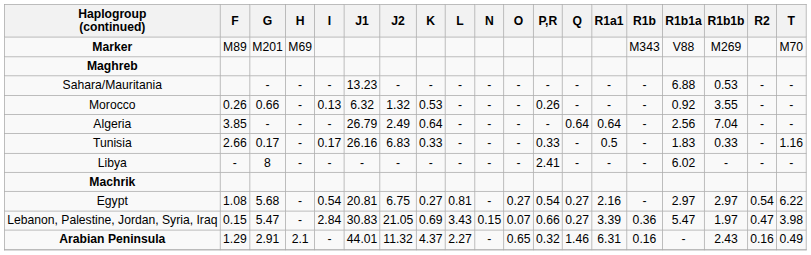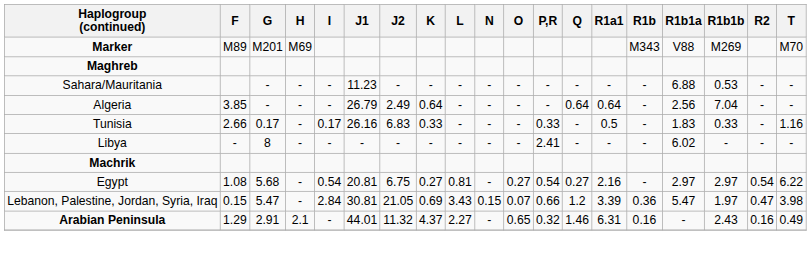(362, 85) 13.23 -> (362, 85) 11.23
- row: (112, 104)
(362, 220) 30.83 -> (362, 201) 30.81
(577, 220) 0.27 -> (577, 201) 1.2
